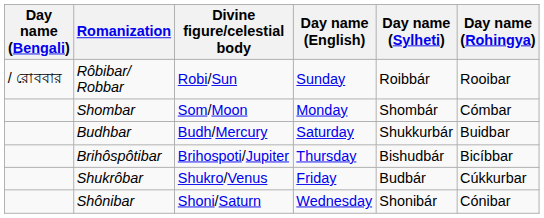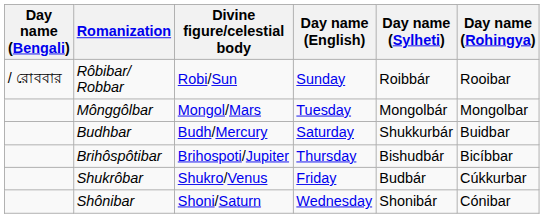- row: (106, 110)
+ row: (115, 110)
